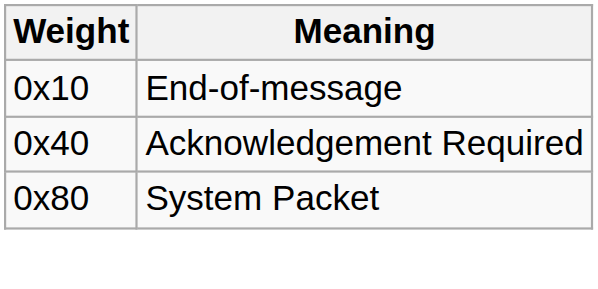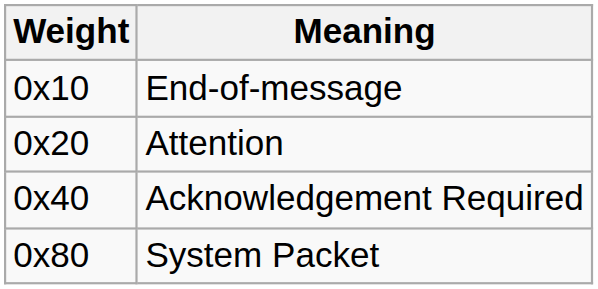+ row: (215, 143)
